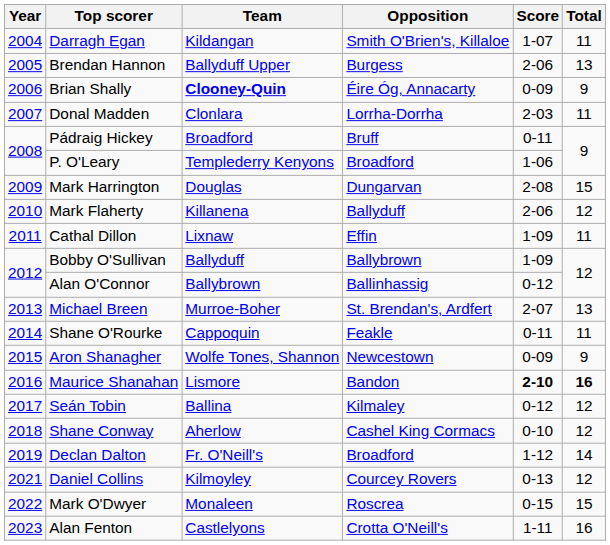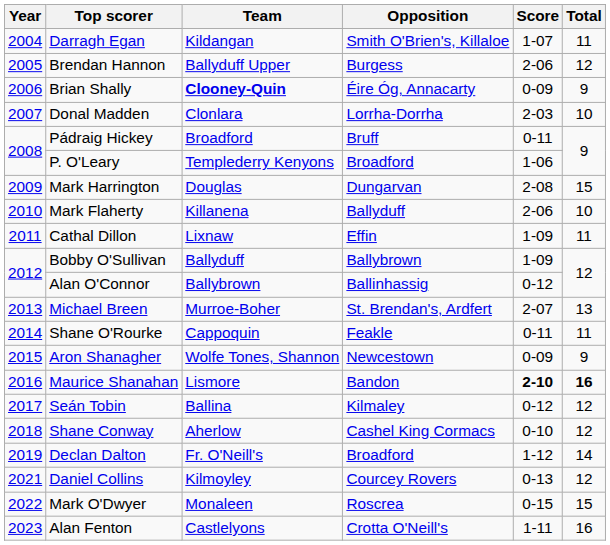(584, 65) 13 -> (584, 65) 12
(584, 114) 11 -> (584, 114) 10
(584, 211) 12 -> (584, 211) 10
